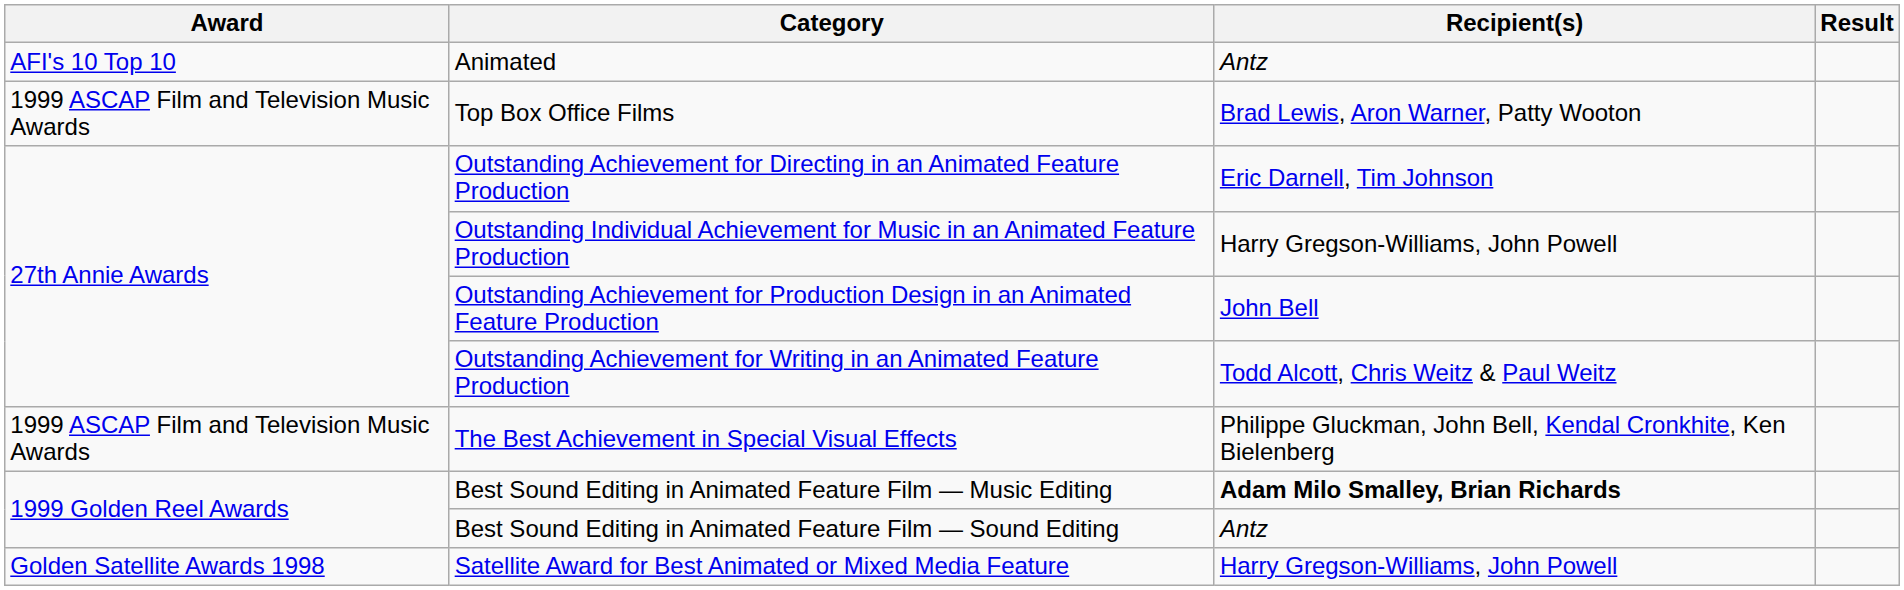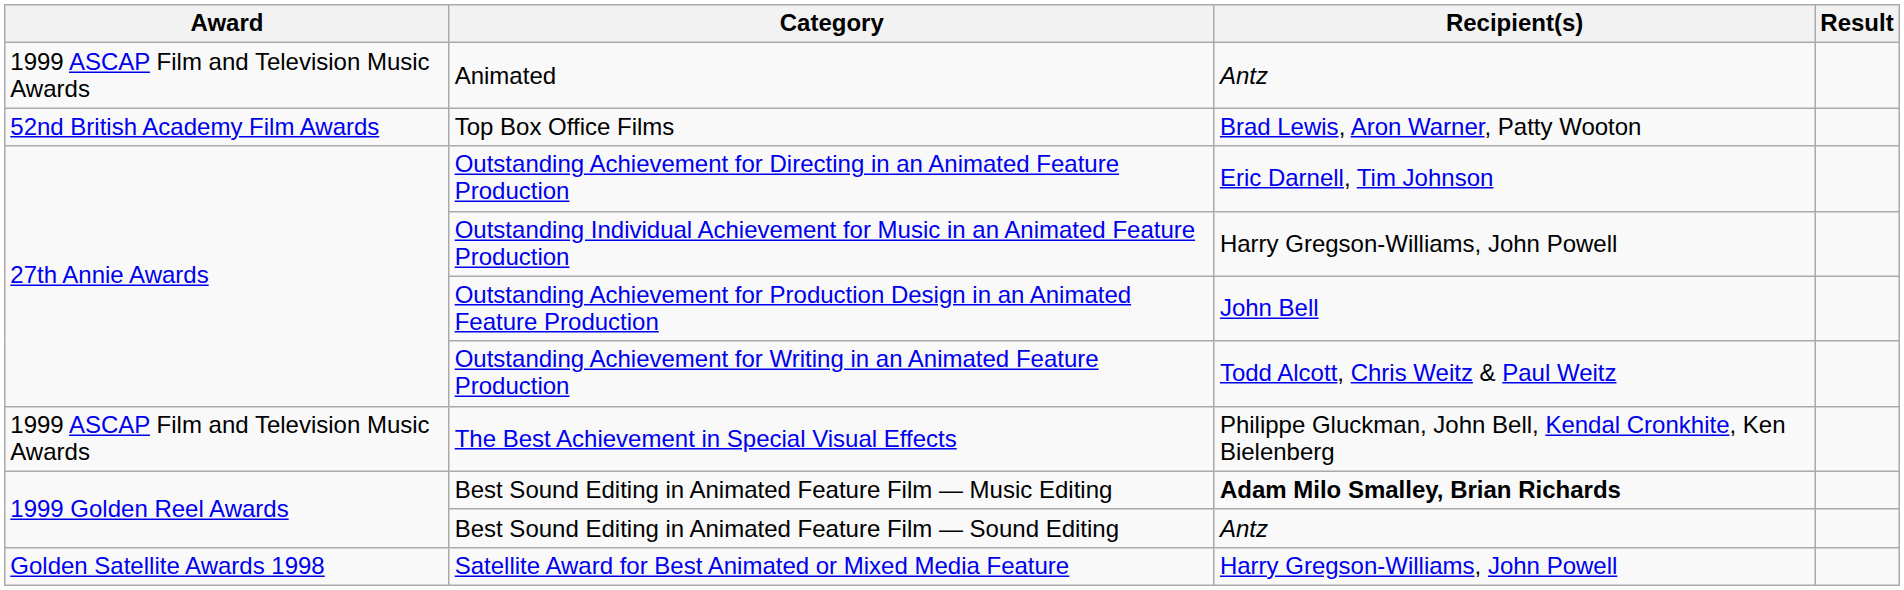(93, 61) AFI's 10 Top 10 -> (220, 75) 1999 ASCAP Film and Television Music Awards
(220, 113) 1999 ASCAP Film and Television Music Awards -> (195, 126) 52nd British Academy Film Awards
